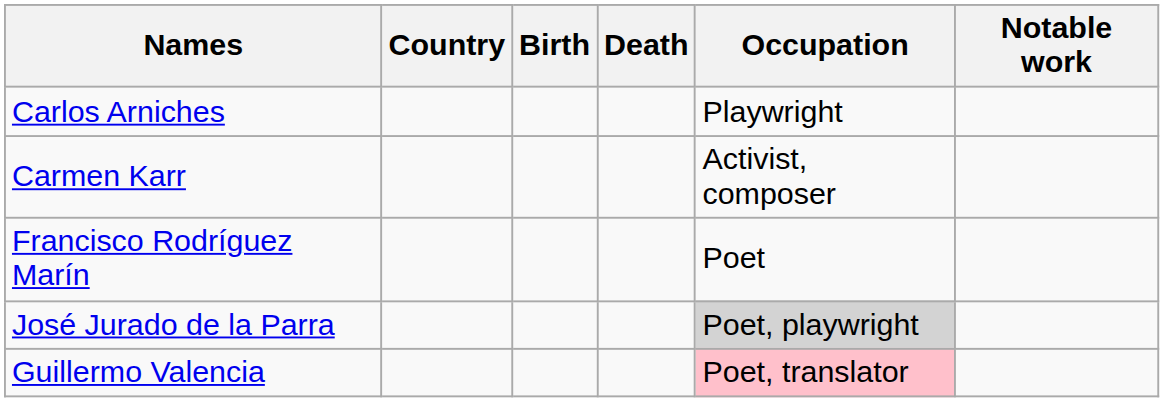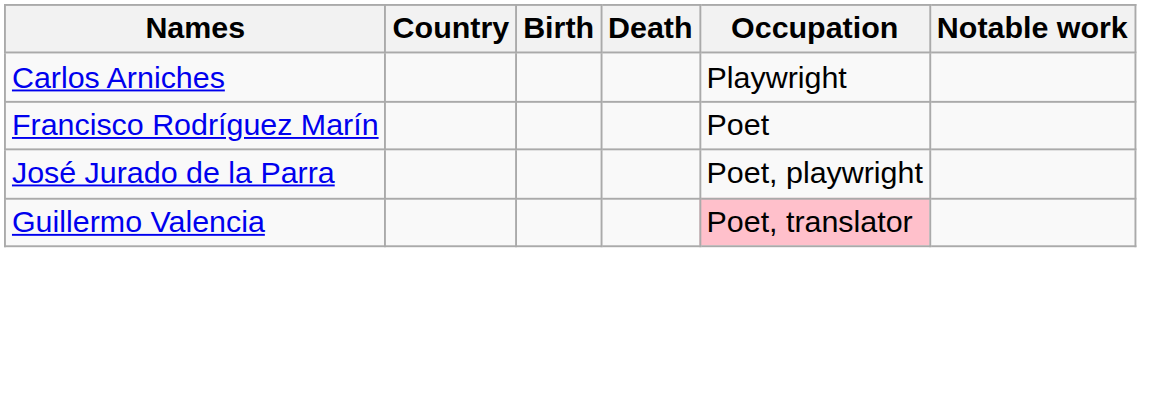- row: (99, 176)
(811, 324) lightgrey background -> (815, 173) no background
